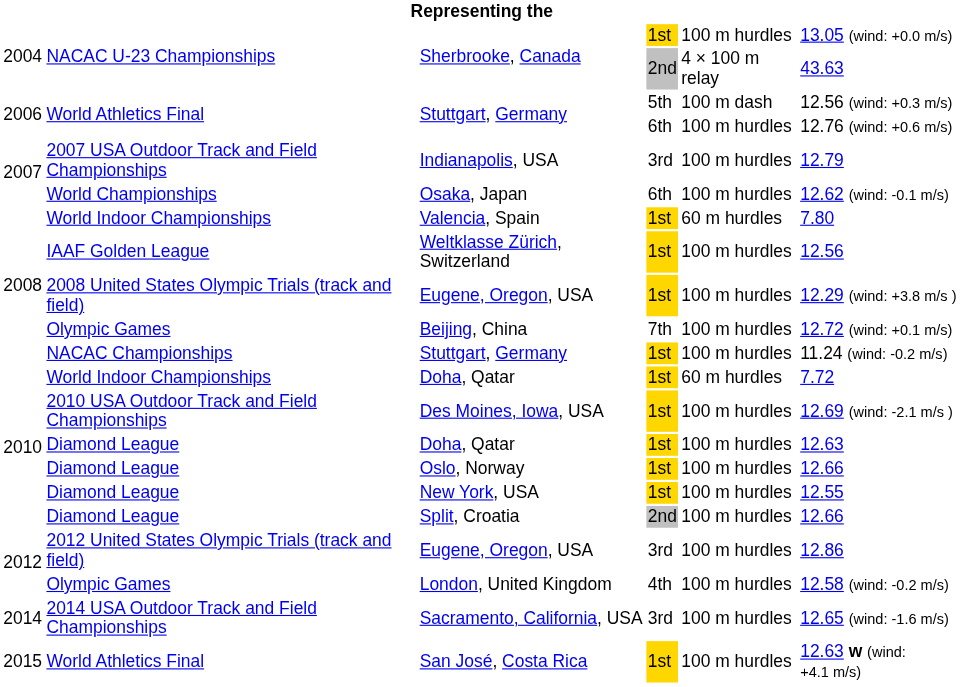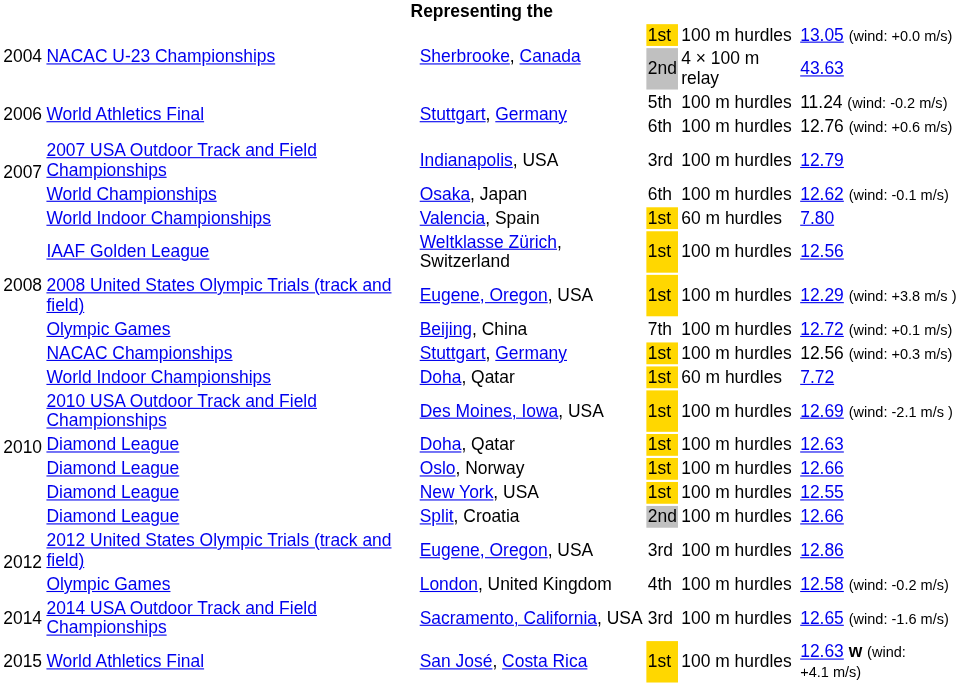(727, 102) 100 m dash -> (737, 102) 100 m hurdles
(876, 102) 12.56 (wind: +0.3 m/s) -> (874, 102) 11.24 (wind: -0.2 m/s)
(874, 353) 11.24 (wind: -0.2 m/s) -> (876, 353) 12.56 (wind: +0.3 m/s)
